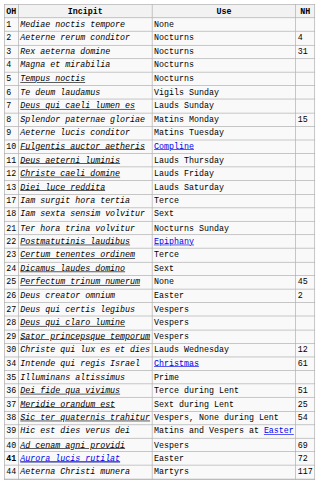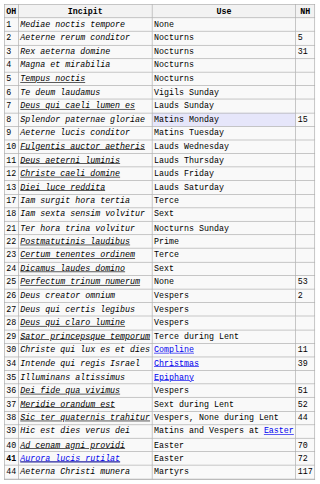(300, 38) 4 -> (300, 38) 5
(186, 120) no background -> (186, 120) lavender background
(174, 147) Compline -> (191, 147) Lauds Wednesday
(174, 242) Epiphany -> (167, 242) Prime
(303, 282) 45 -> (303, 282) 53
(169, 296) Easter -> (172, 296) Vespers
(172, 337) Vespers -> (196, 337) Terce during Lent
(191, 350) Lauds Wednesday -> (174, 350) Compline
(303, 350) 12 -> (303, 350) 11
(303, 364) 61 -> (303, 364) 39
(167, 377) Prime -> (174, 377) Epiphany
(196, 391) Terce during Lent -> (172, 391) Vespers
(303, 404) 25 -> (303, 404) 52
(303, 418) 54 -> (303, 418) 44
(172, 445) Vespers -> (169, 445) Easter
(303, 445) 69 -> (303, 445) 70
